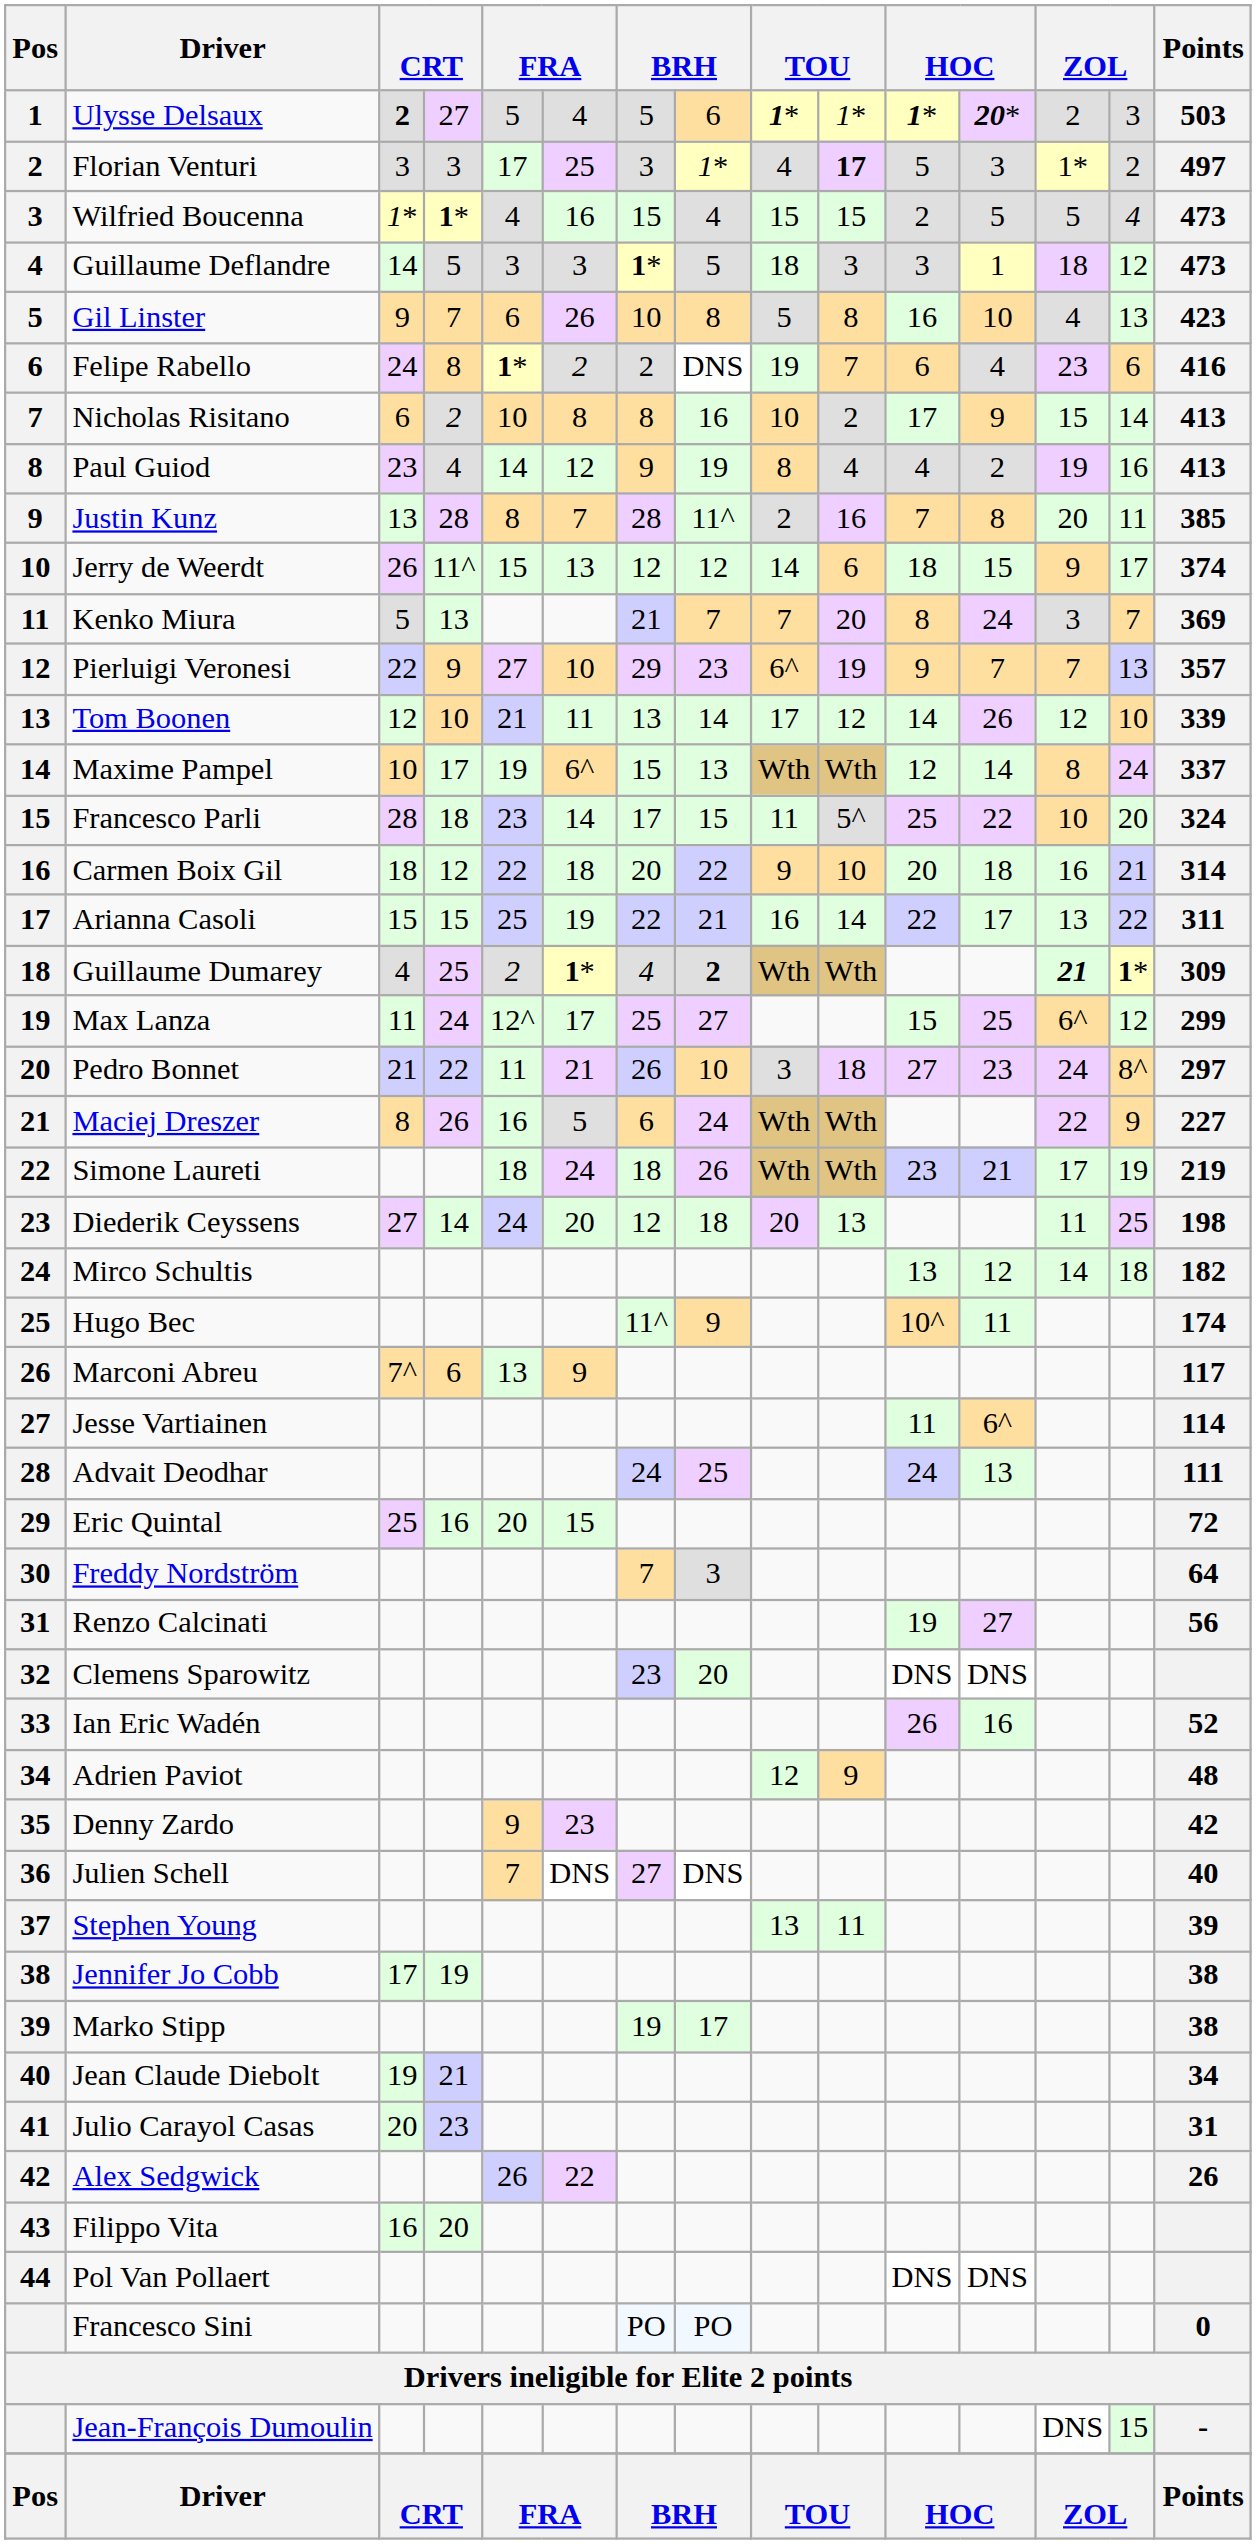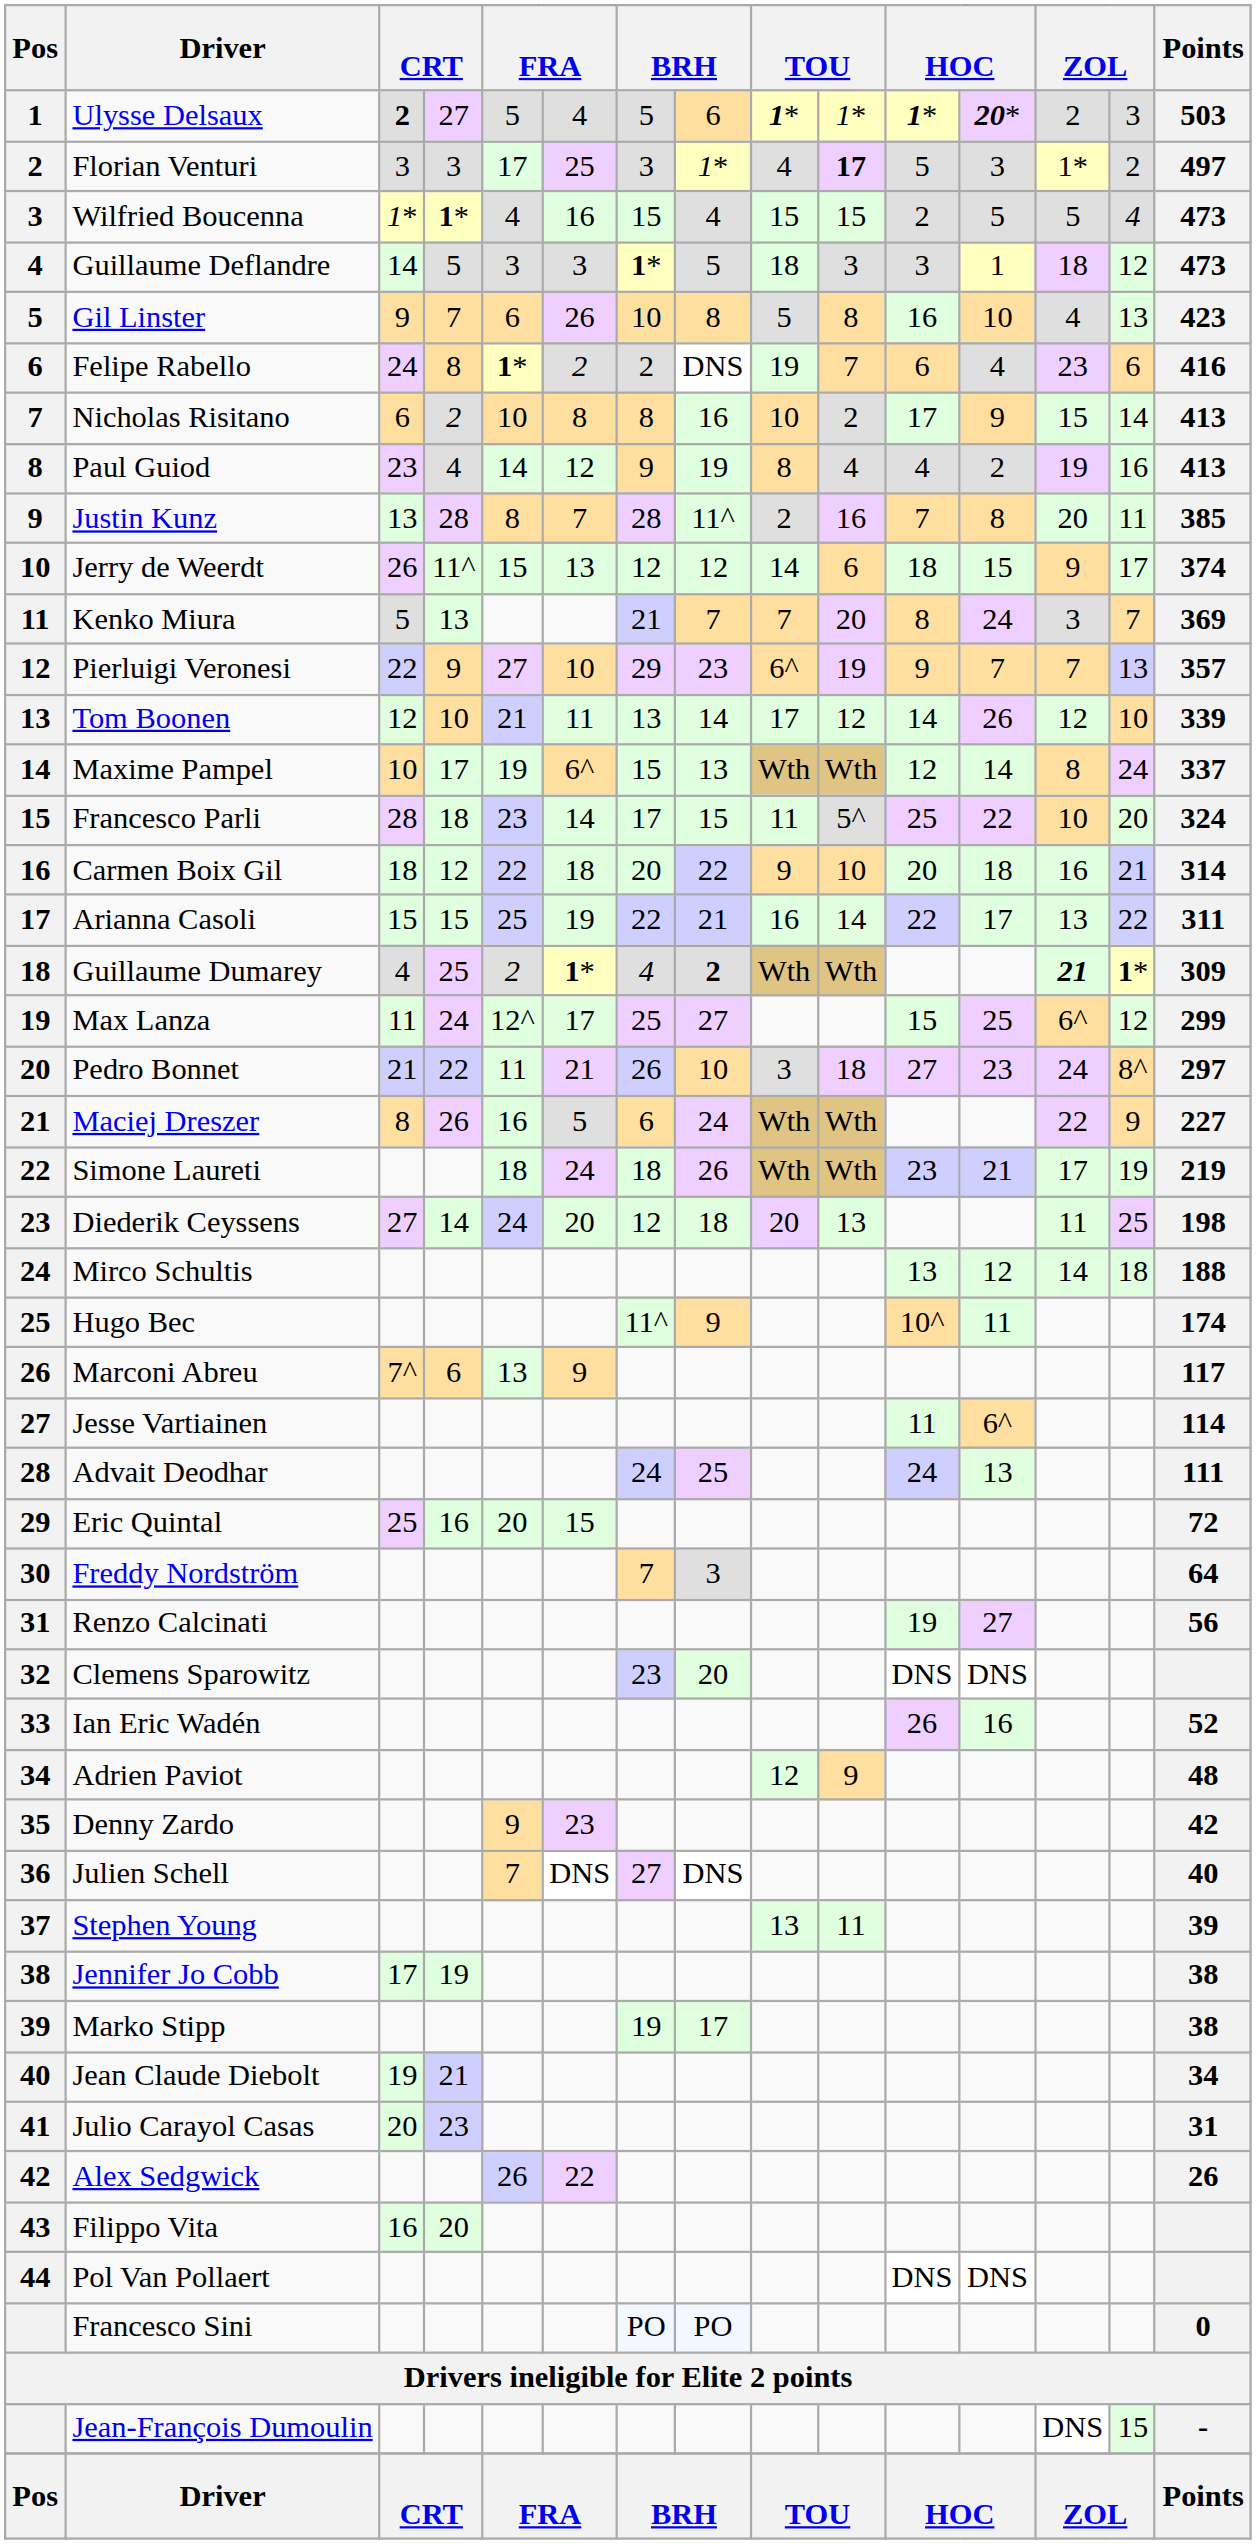(1203, 1271) 182 -> (1203, 1271) 188
